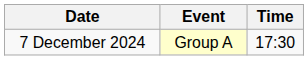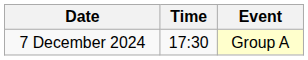columns swapped: (275, 17) <-> (204, 17)
